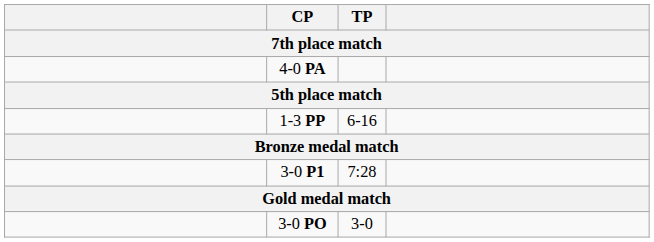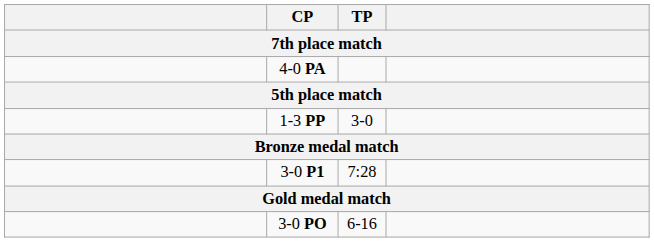(362, 120) 6-16 -> (362, 120) 3-0
(362, 224) 3-0 -> (362, 224) 6-16
